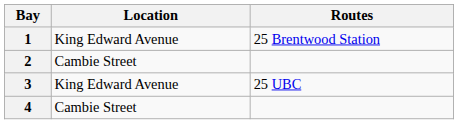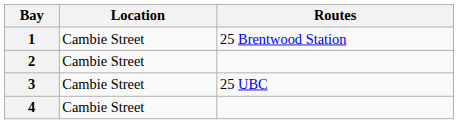(116, 38) King Edward Avenue -> (103, 38) Cambie Street
(116, 84) King Edward Avenue -> (103, 84) Cambie Street
